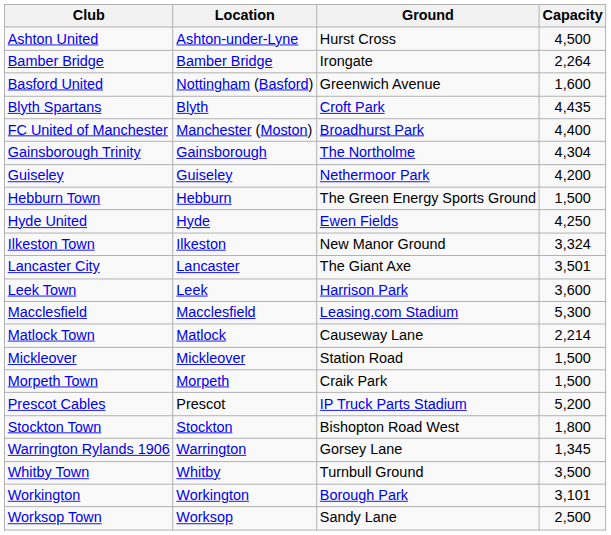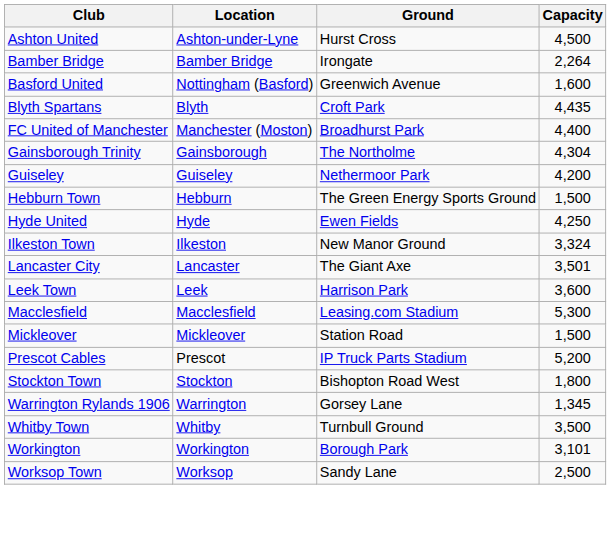- row: (51, 335)
- row: (53, 381)
